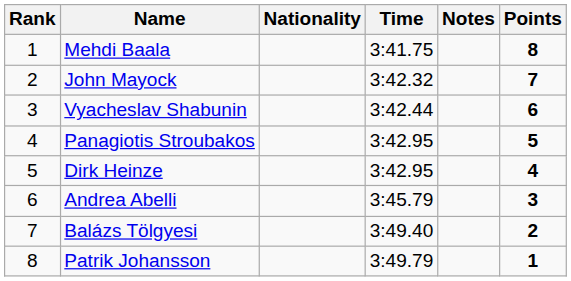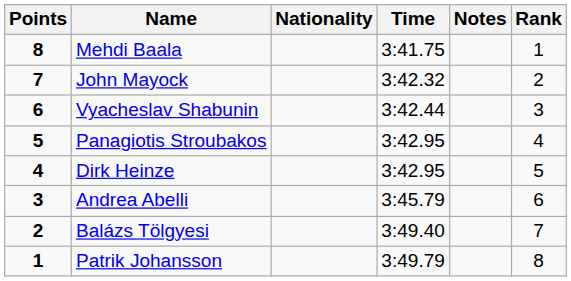columns swapped: (32, 19) <-> (533, 19)
